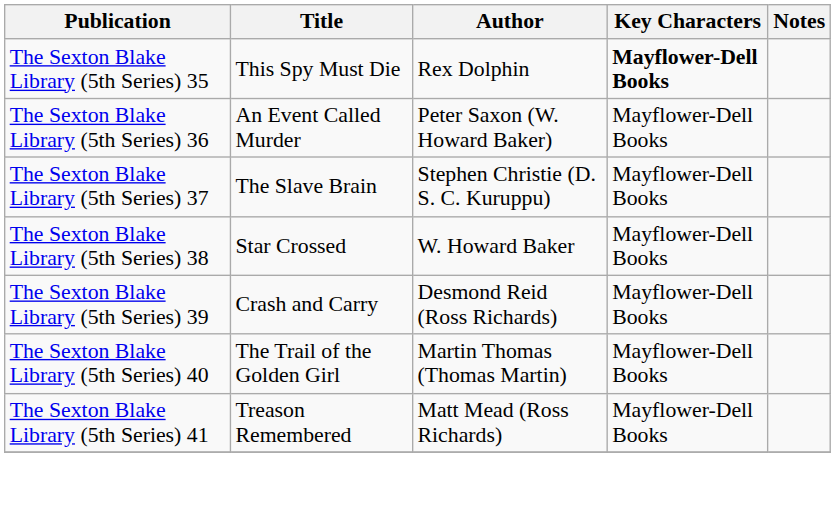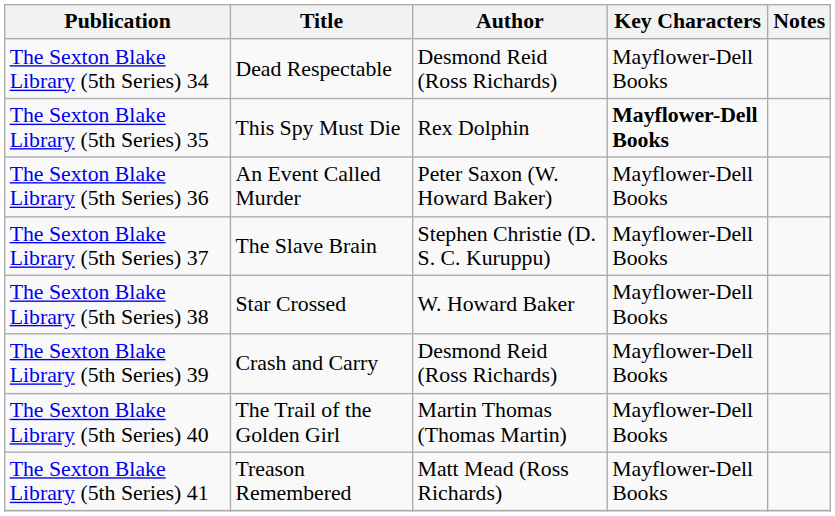+ row: (109, 68)
